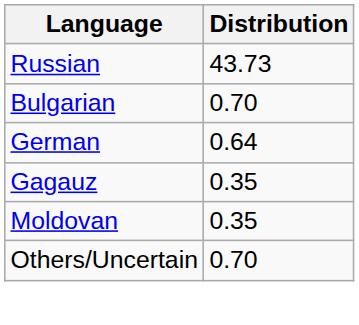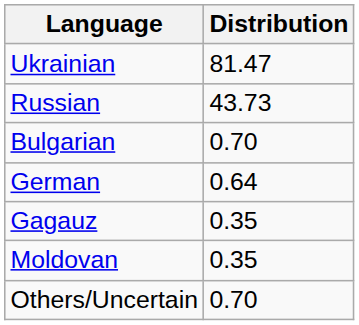+ row: (63, 63)
